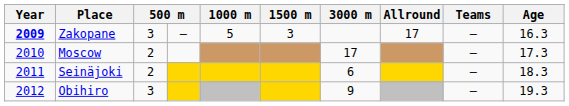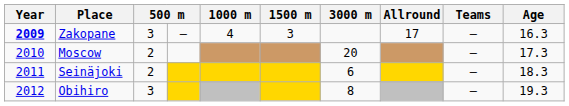(230, 33) 5 -> (230, 33) 4
(350, 53) 17 -> (350, 53) 20
(350, 91) 9 -> (350, 91) 8
